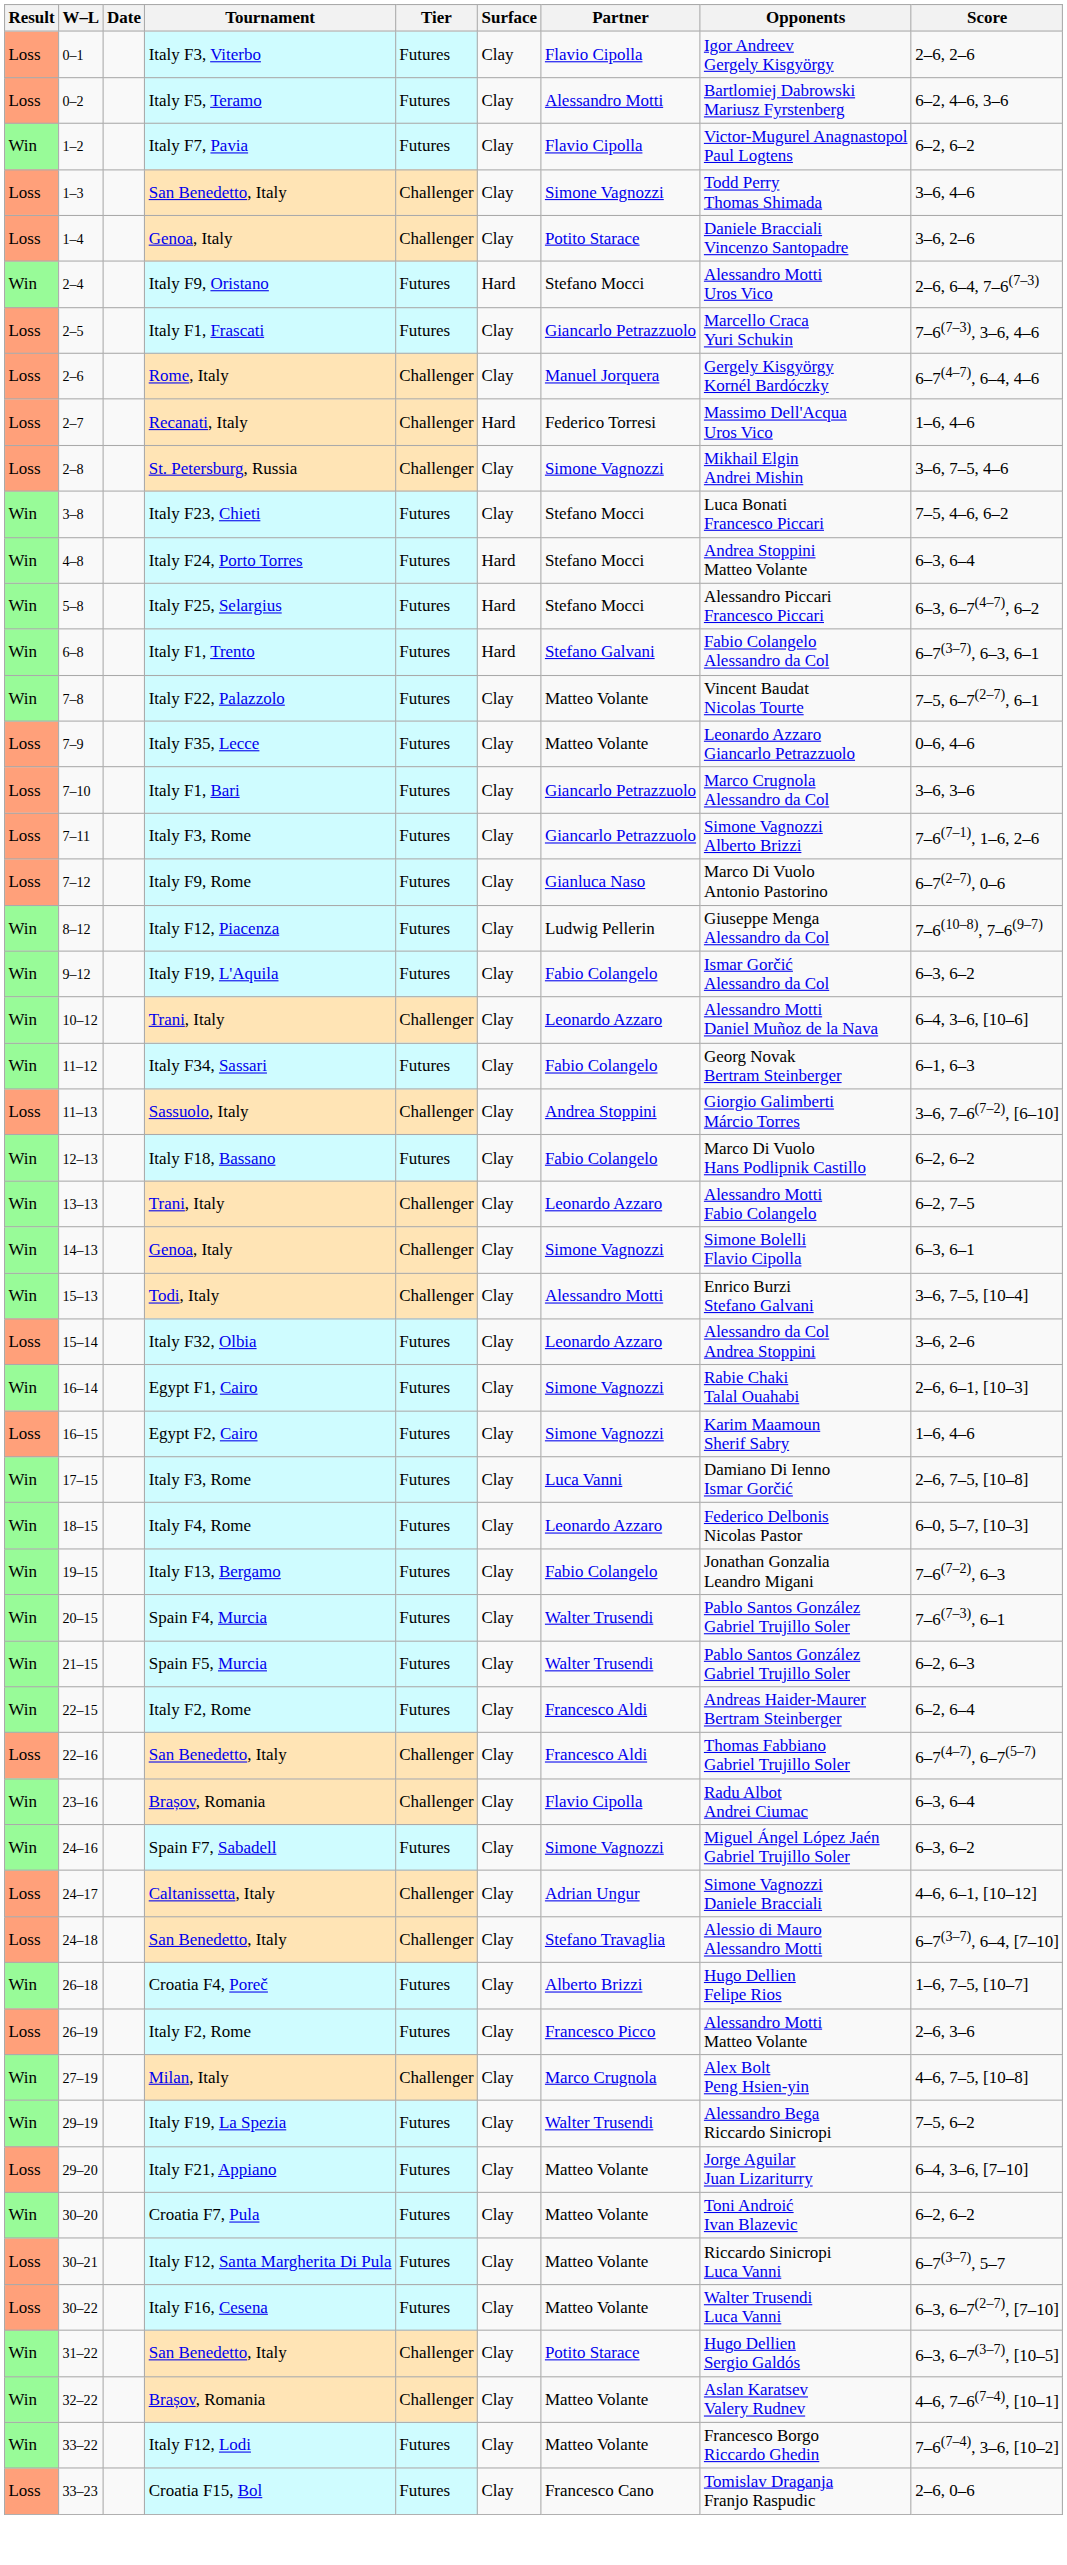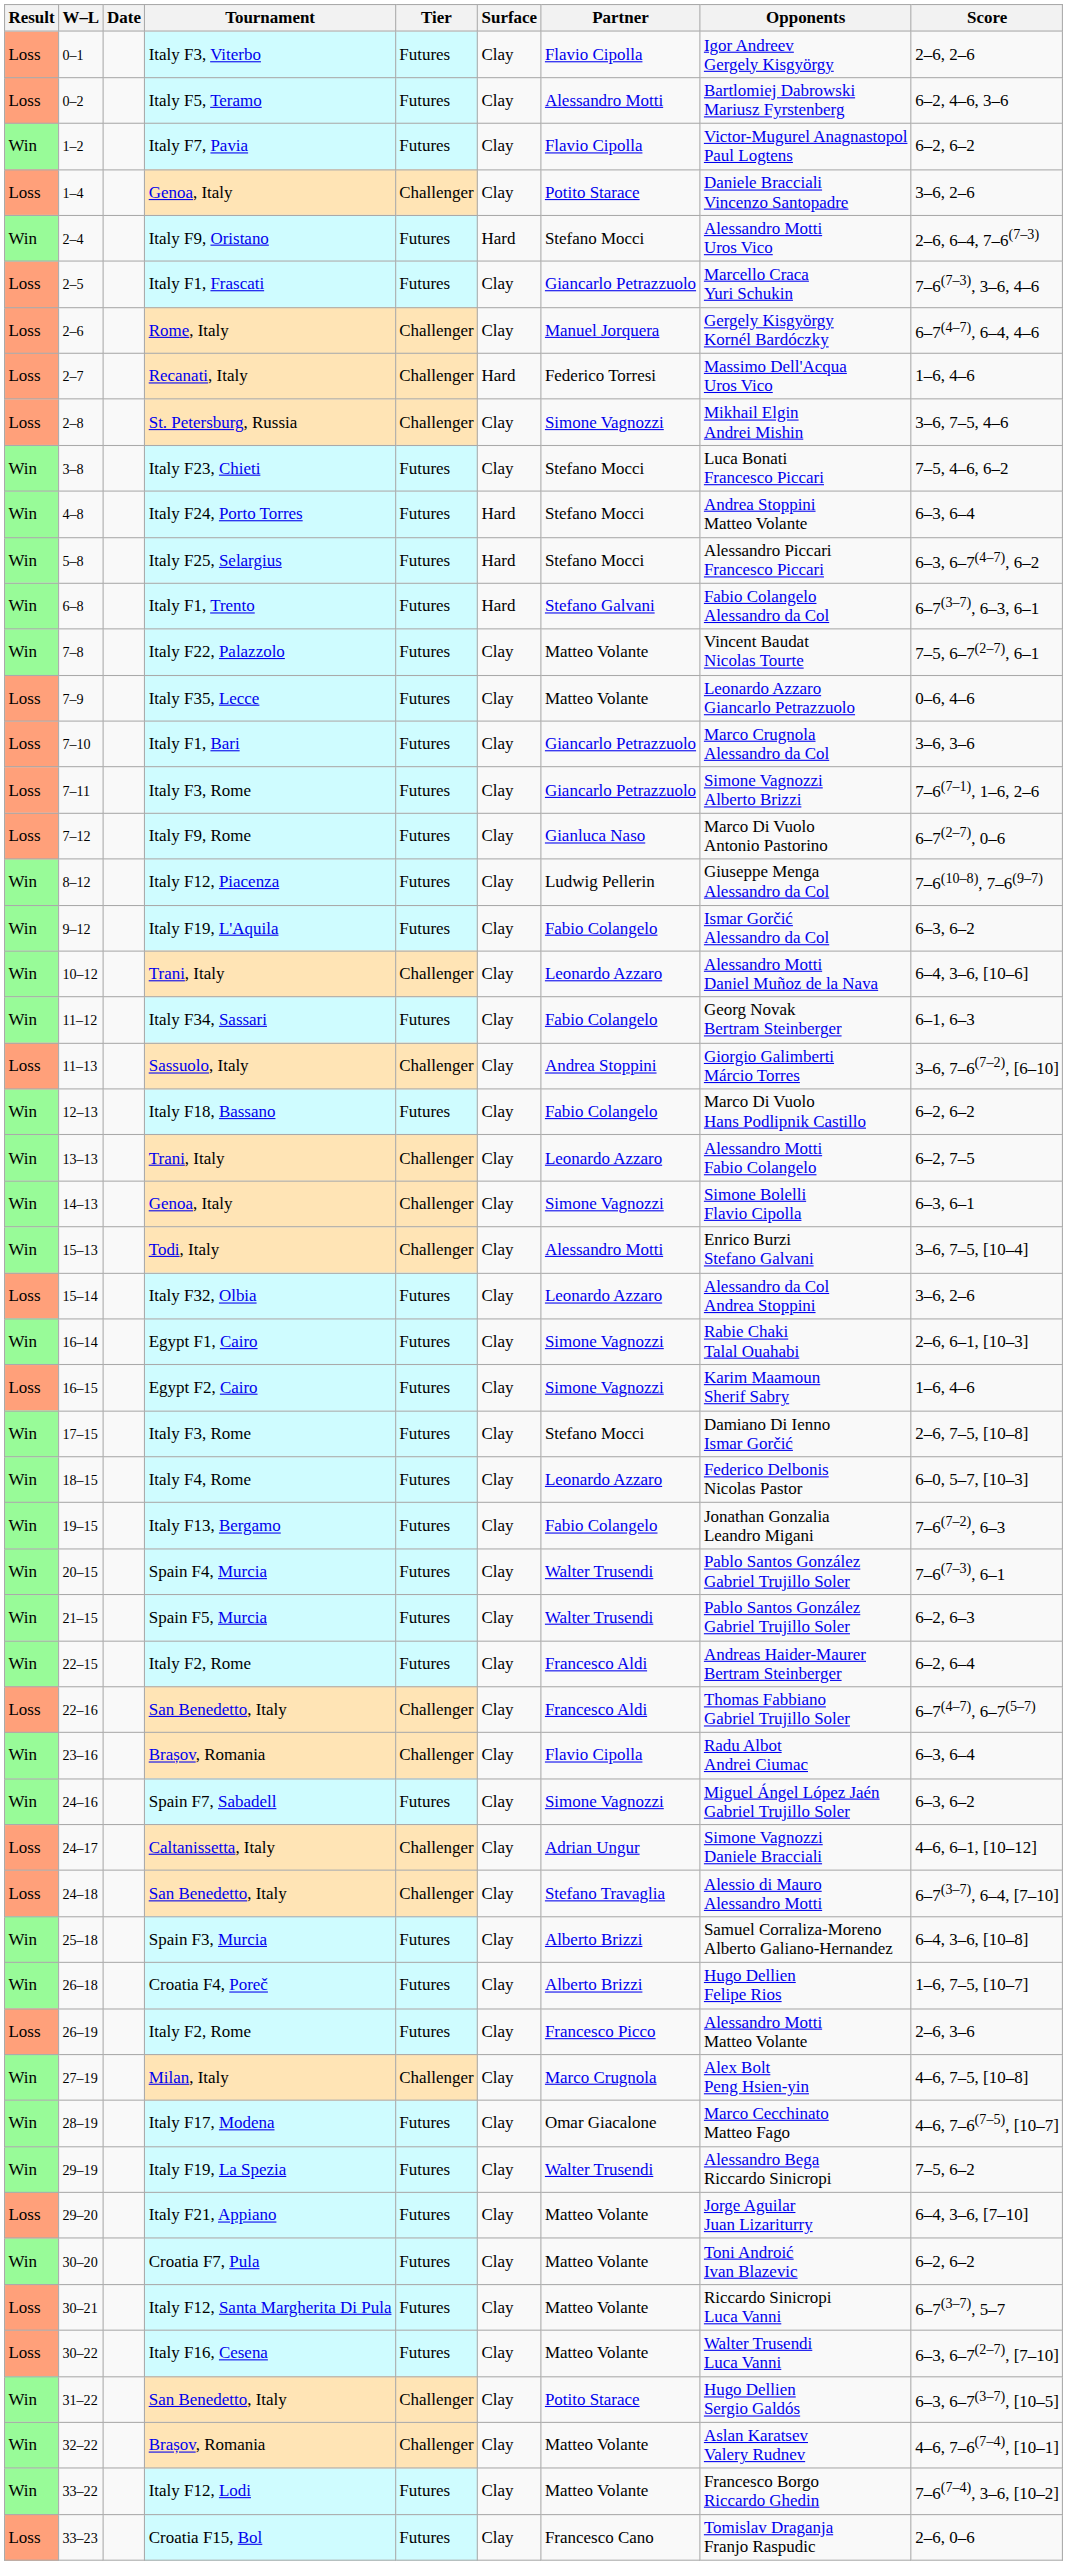- row: (73, 193)
(584, 1479) Luca Vanni -> (595, 1433) Stefano Mocci
+ row: (80, 1940)
+ row: (80, 2124)
